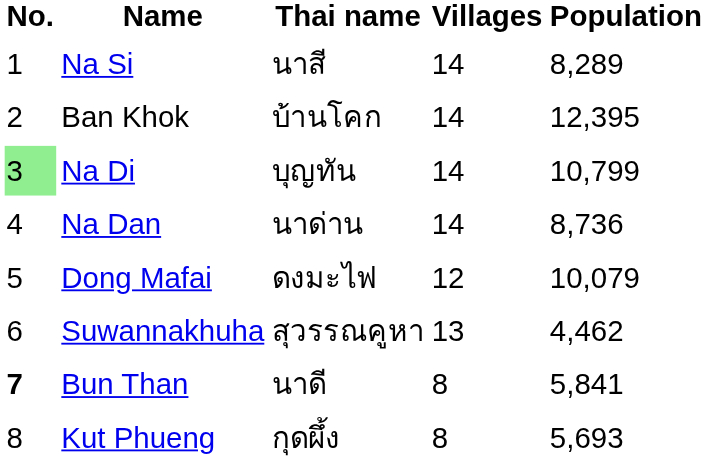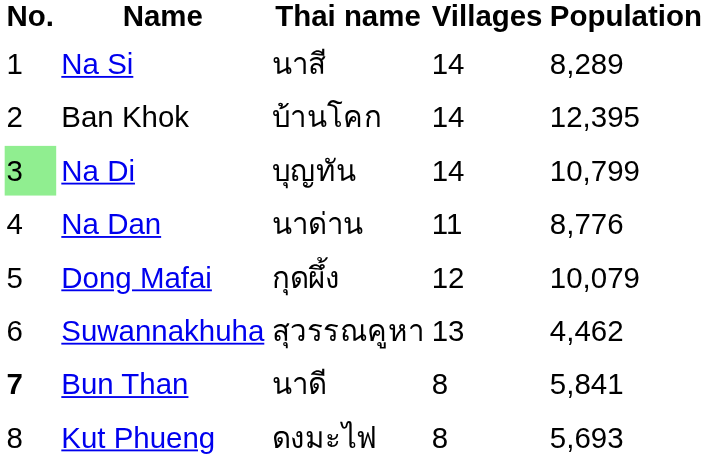(448, 223) 14 -> (447, 223) 11
(587, 223) 8,736 -> (587, 223) 8,776
(324, 277) ดงมะไฟ -> (306, 277) กุดผึ้ง
(306, 438) กุดผึ้ง -> (324, 438) ดงมะไฟ
